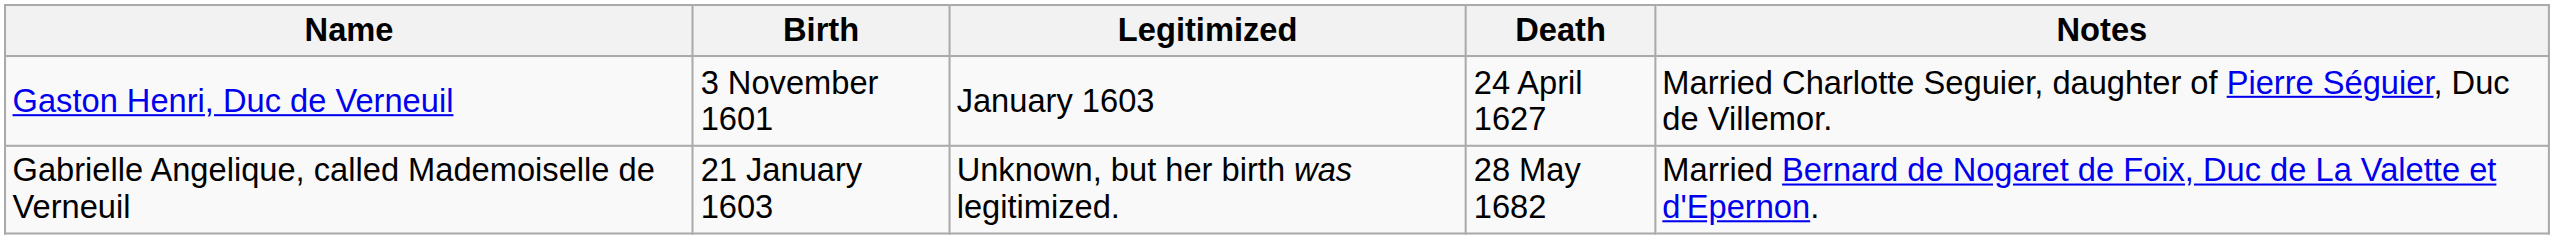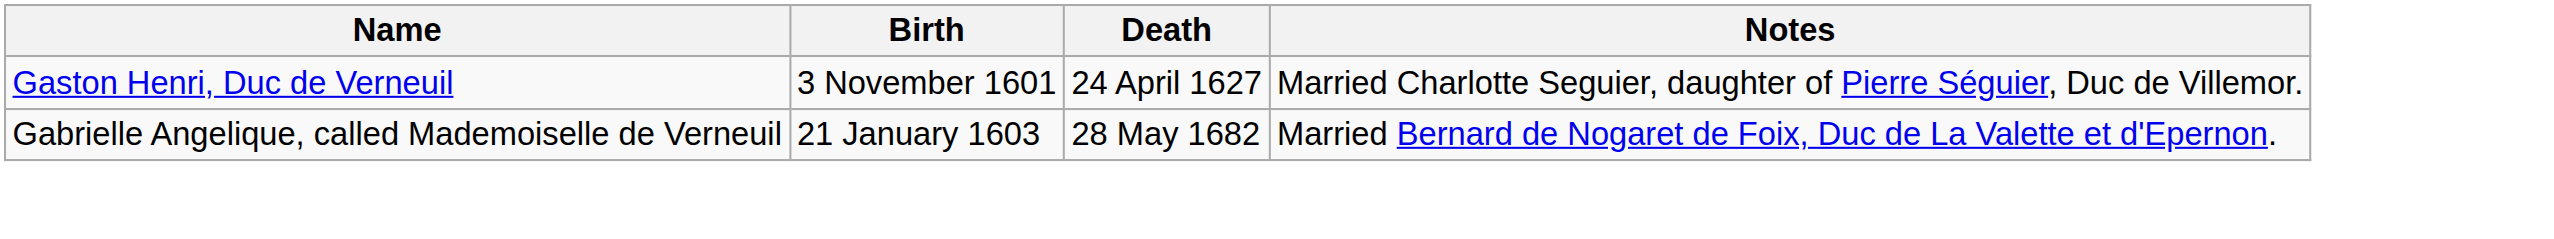- column: (1208, 30)
